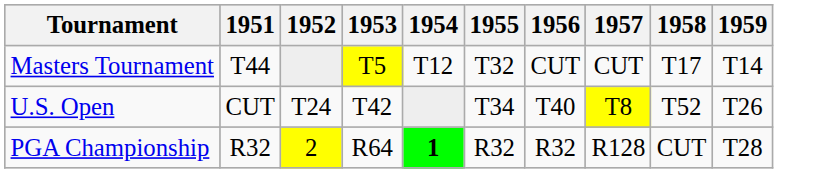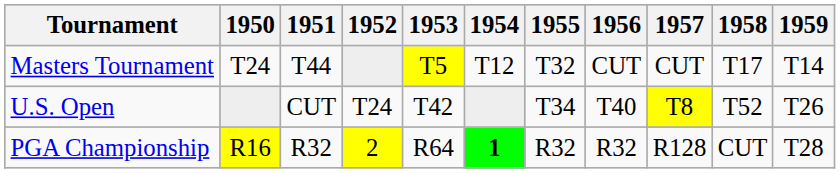+ column: (250, 25)
